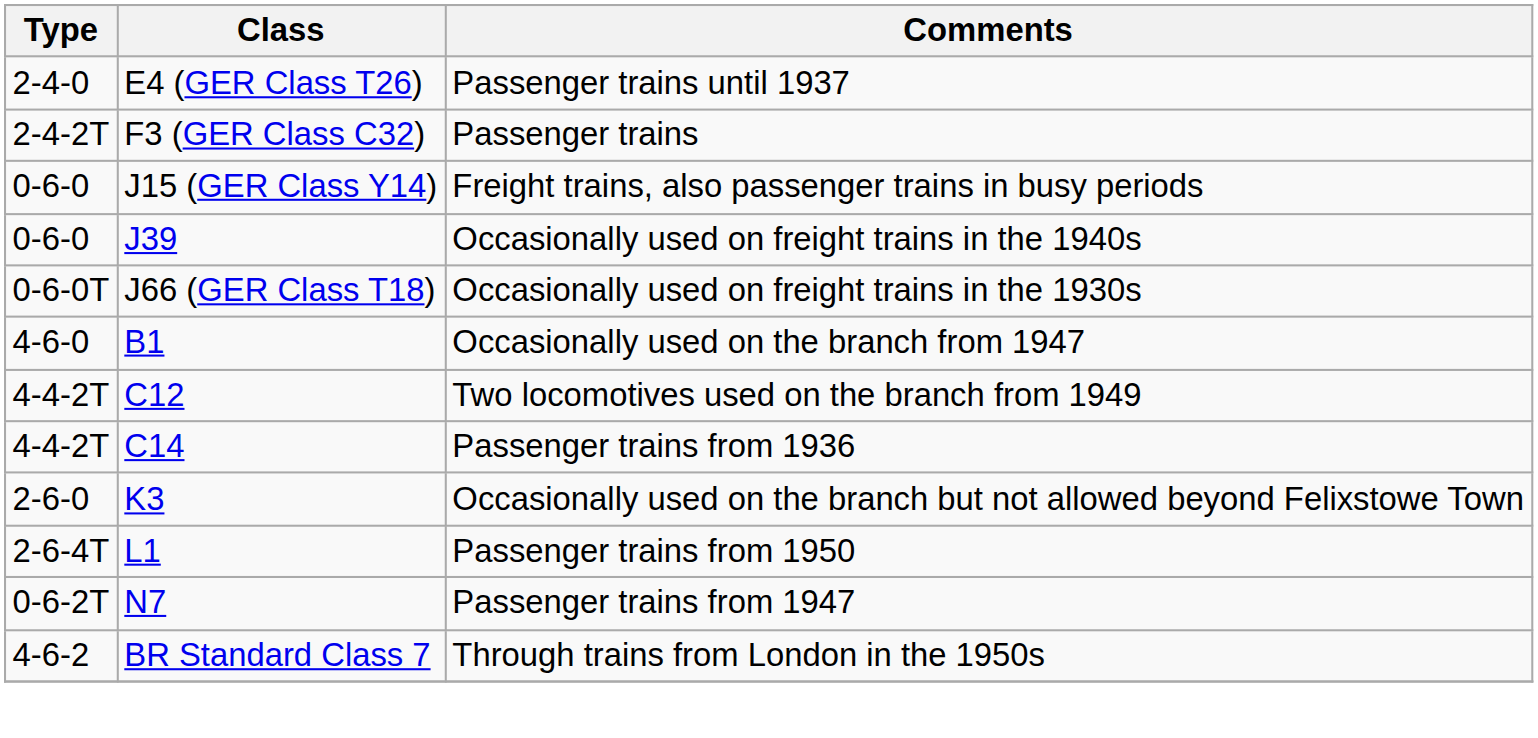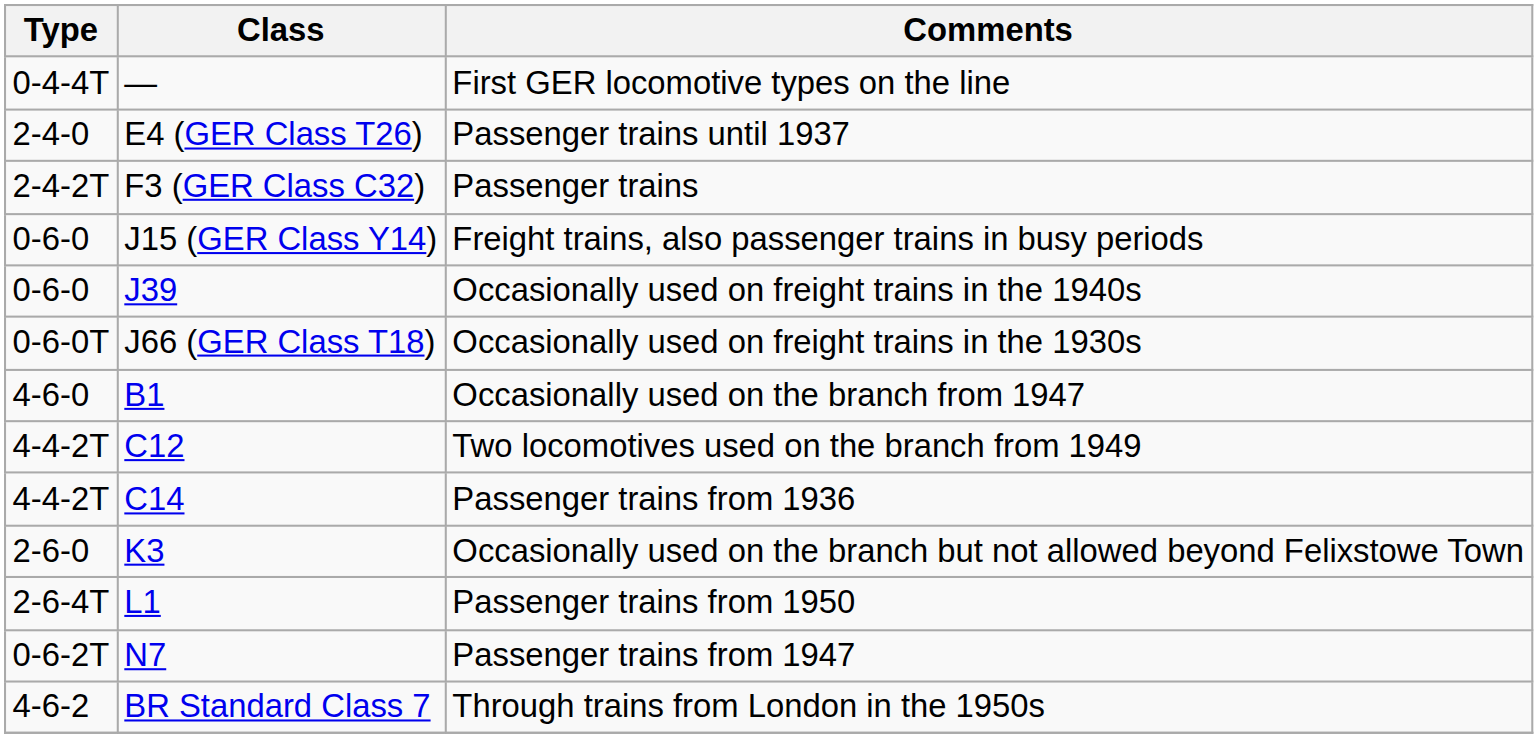+ row: (731, 82)
